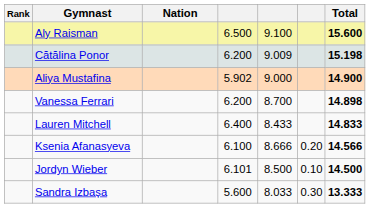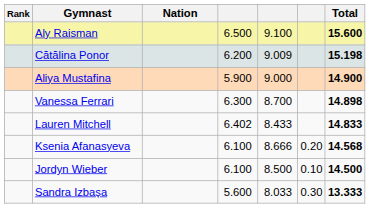(238, 78) 5.902 -> (238, 78) 5.900
(238, 101) 6.200 -> (238, 101) 6.300
(238, 124) 6.400 -> (238, 124) 6.402
(345, 146) 14.566 -> (345, 146) 14.568
(238, 169) 6.101 -> (238, 169) 6.100
